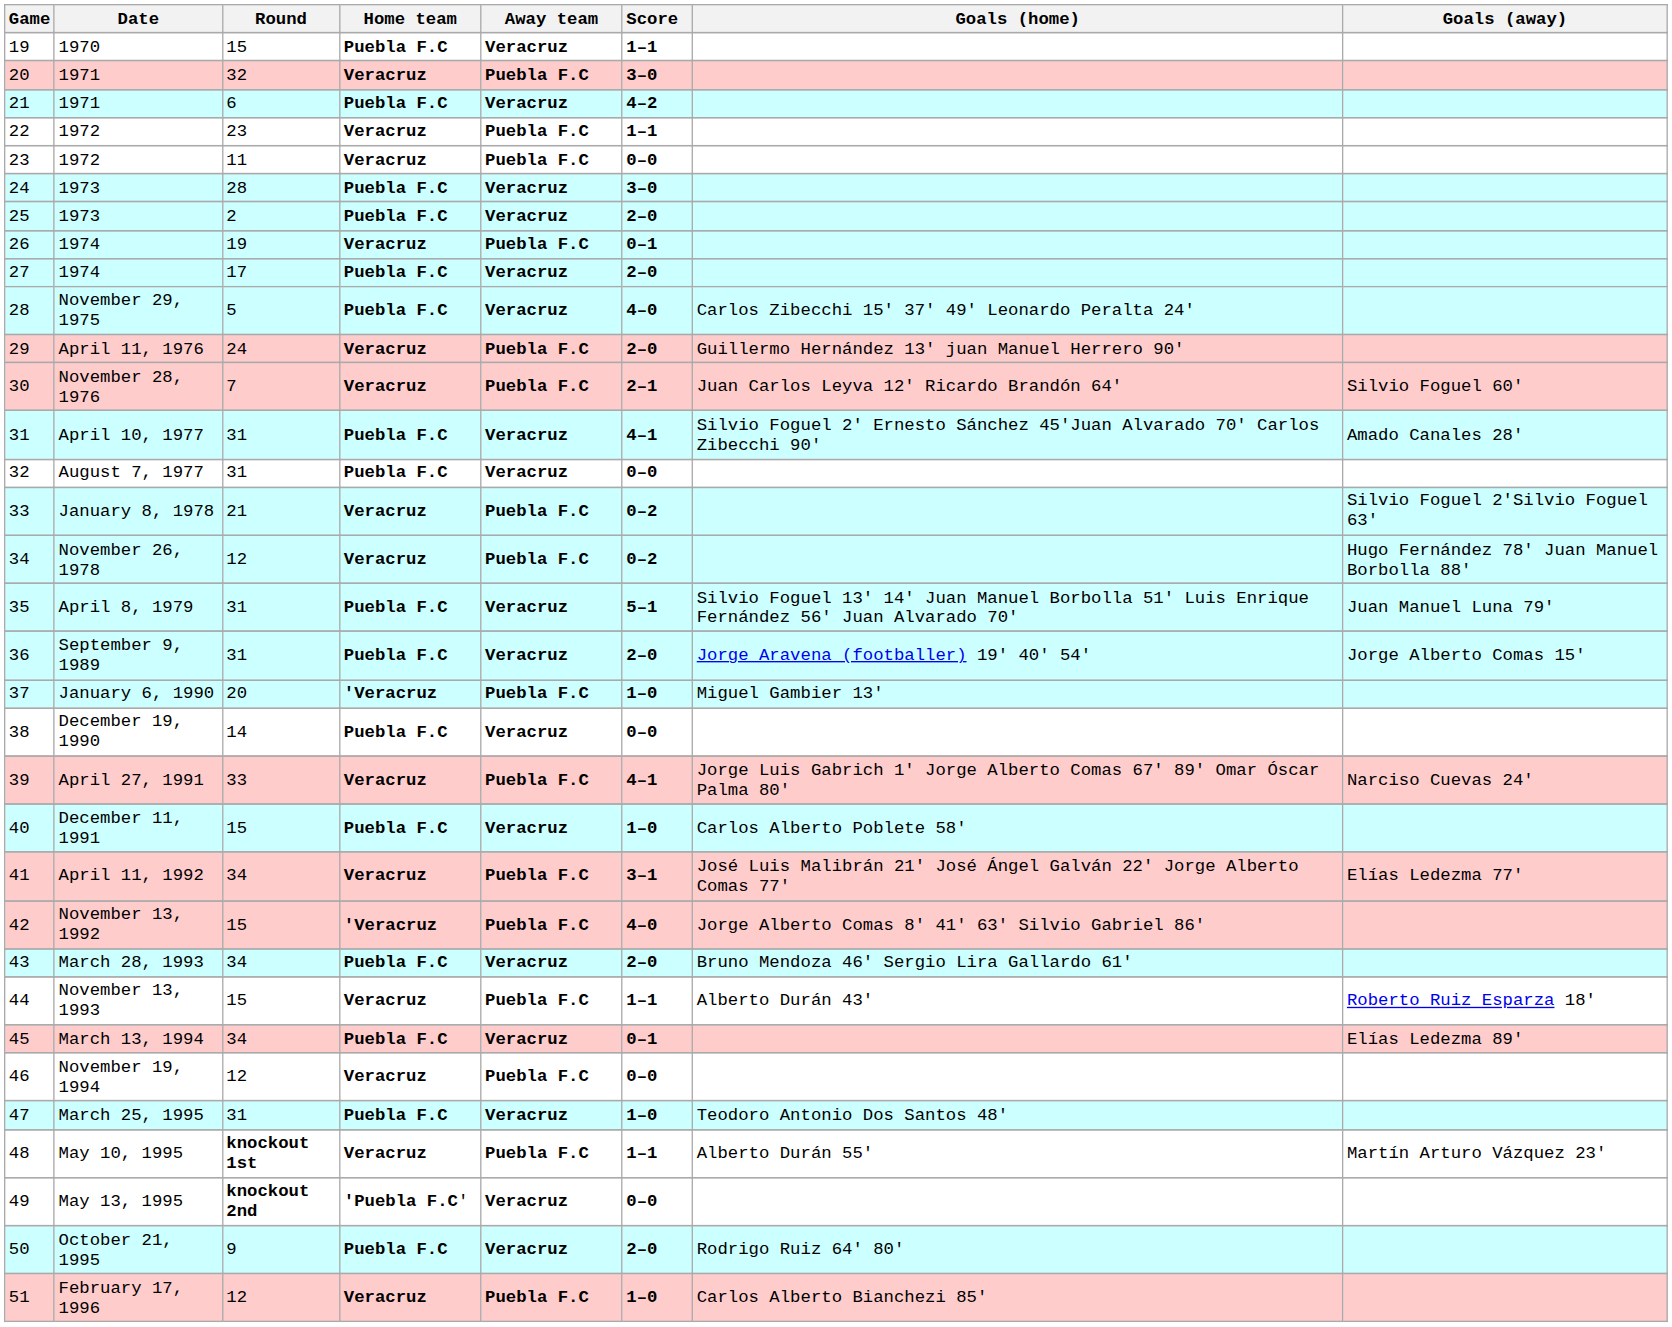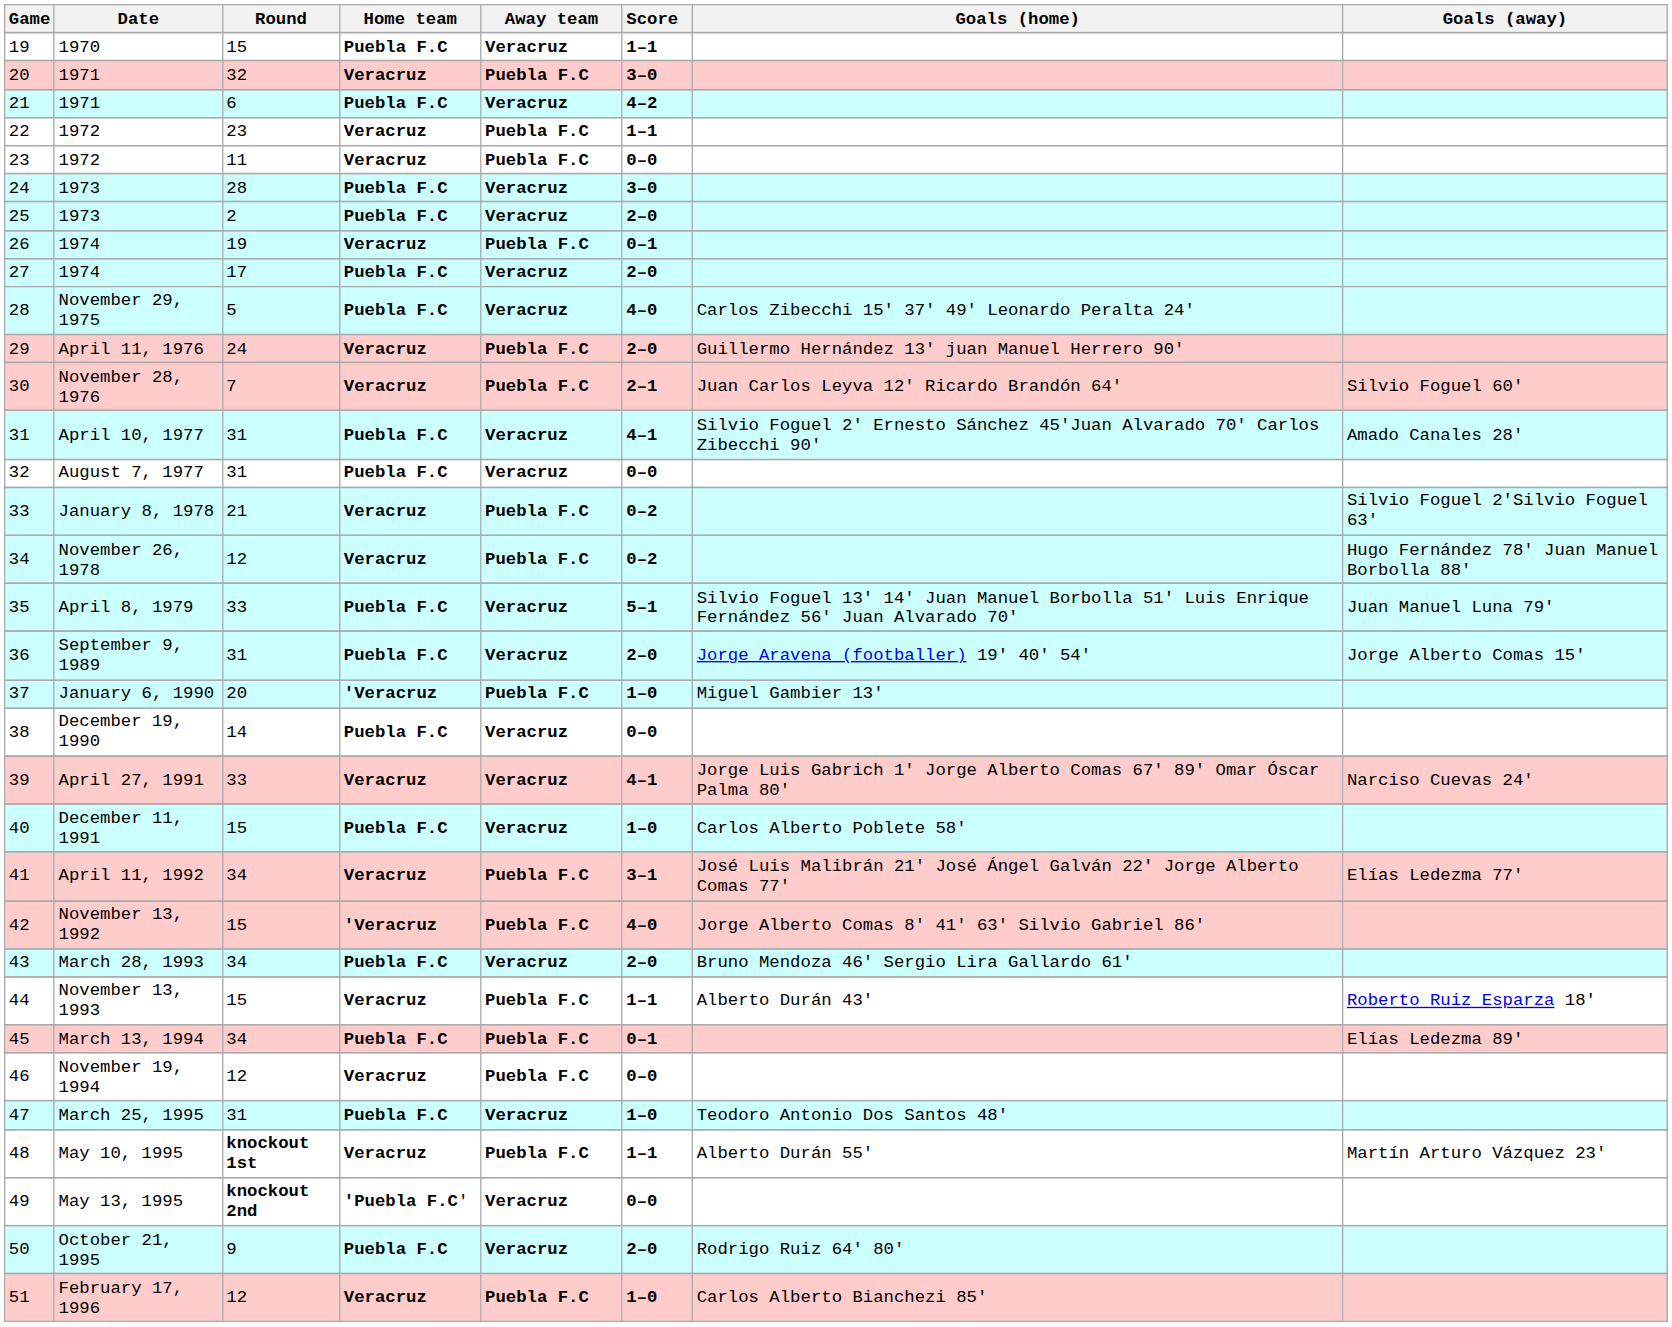(237, 608) 31 -> (237, 608) 33
(537, 780) Puebla F.C -> (527, 780) Veracruz
(527, 1039) Veracruz -> (537, 1039) Puebla F.C
